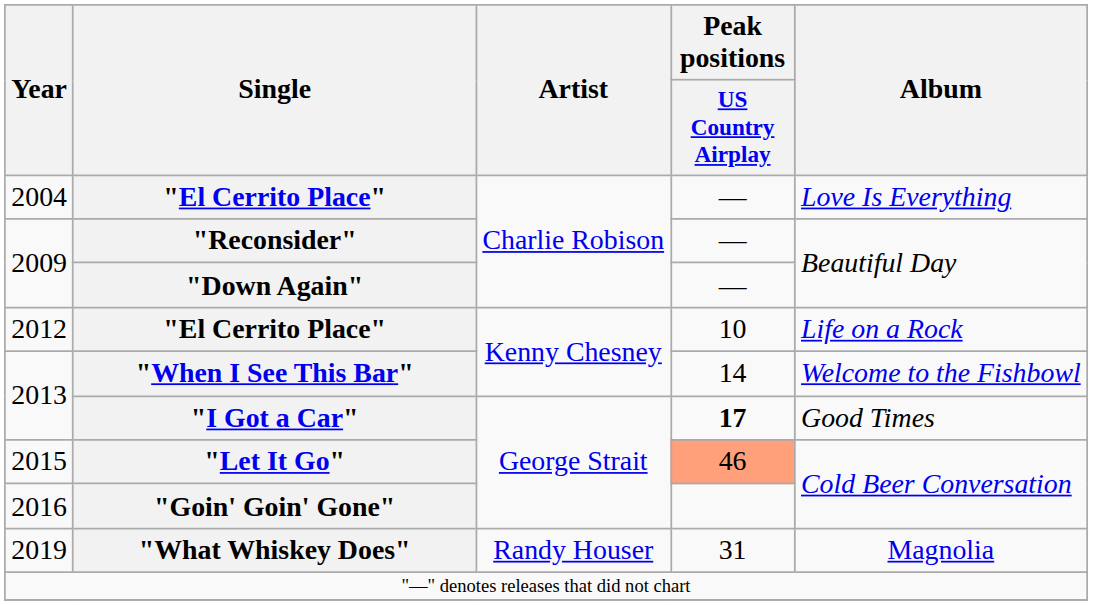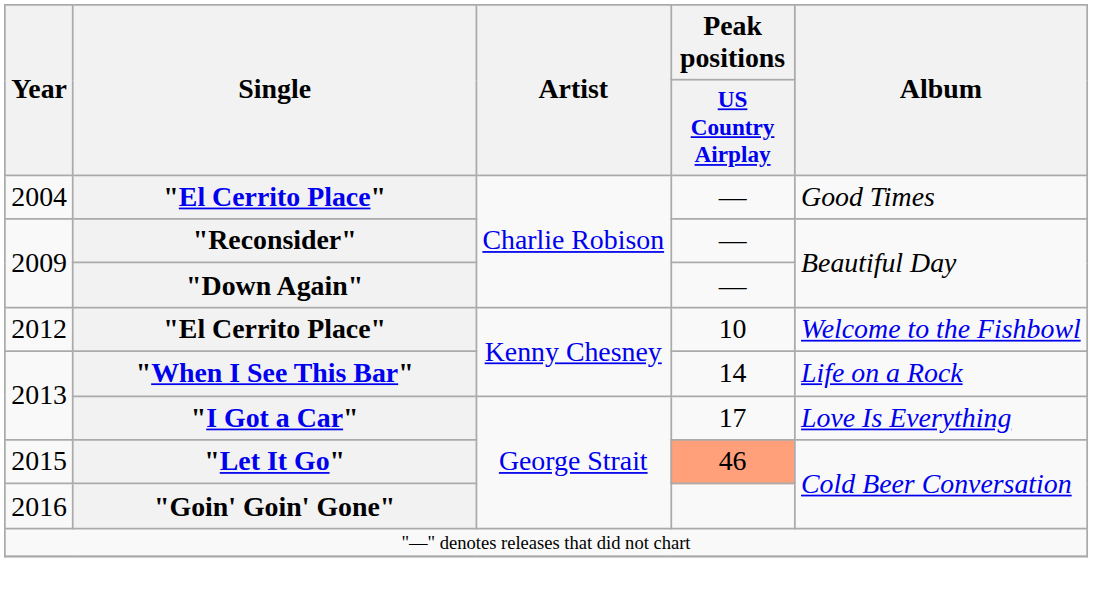(906, 196) Love Is Everything -> (868, 196) Good Times
(882, 329) Life on a Rock -> (941, 329) Welcome to the Fishbowl
(941, 373) Welcome to the Fishbowl -> (882, 373) Life on a Rock
(733, 417) bold -> (733, 417) normal
(868, 417) Good Times -> (906, 417) Love Is Everything
- row: (39, 549)
